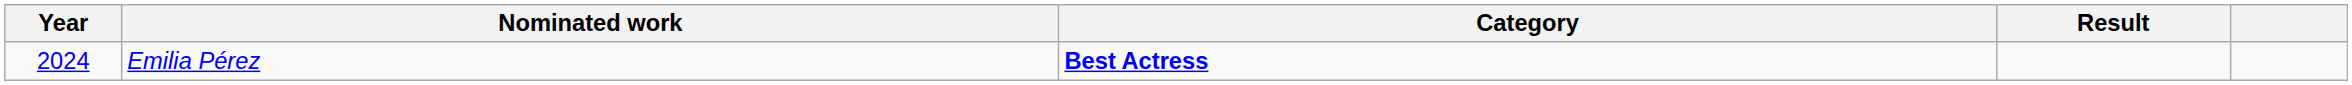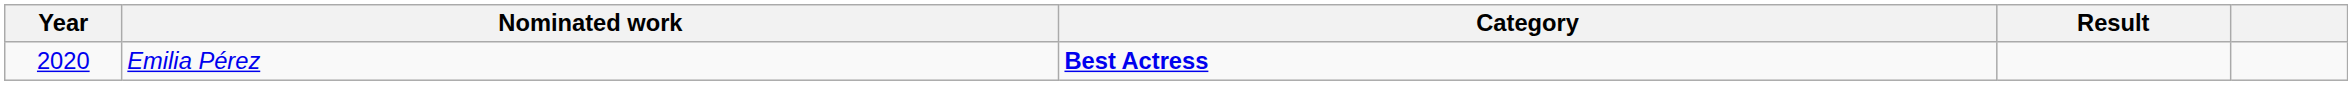(63, 60) 2024 -> (63, 60) 2020
